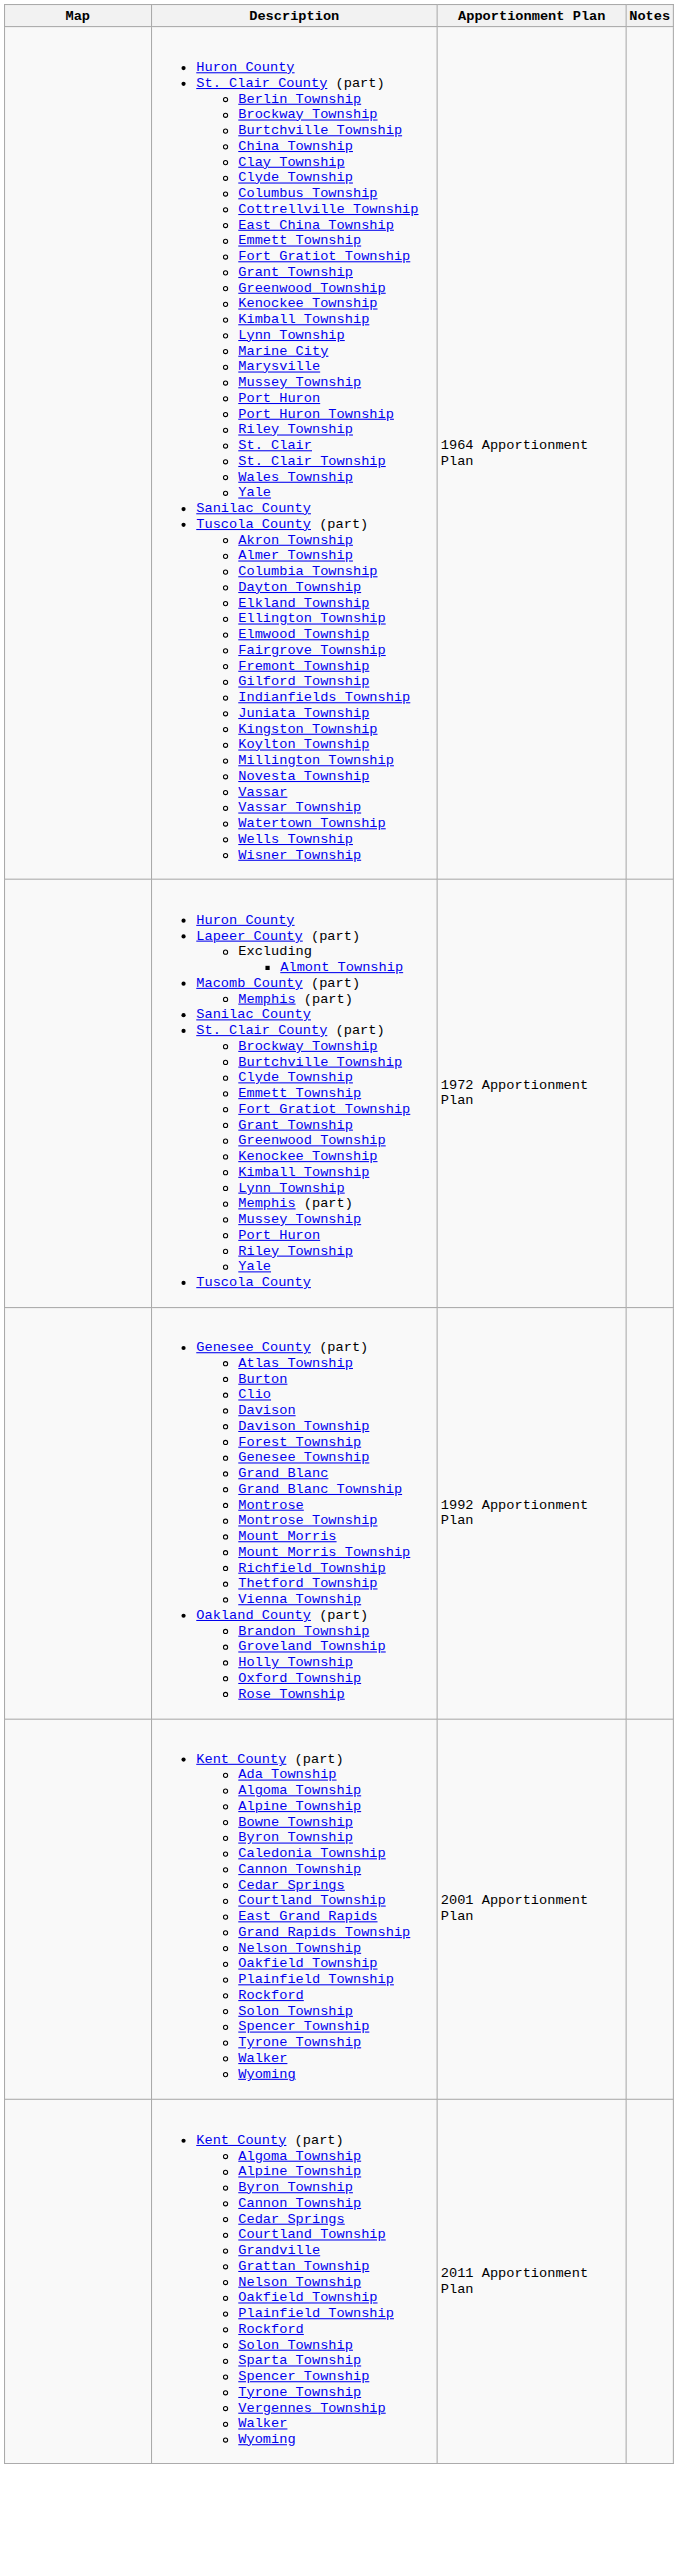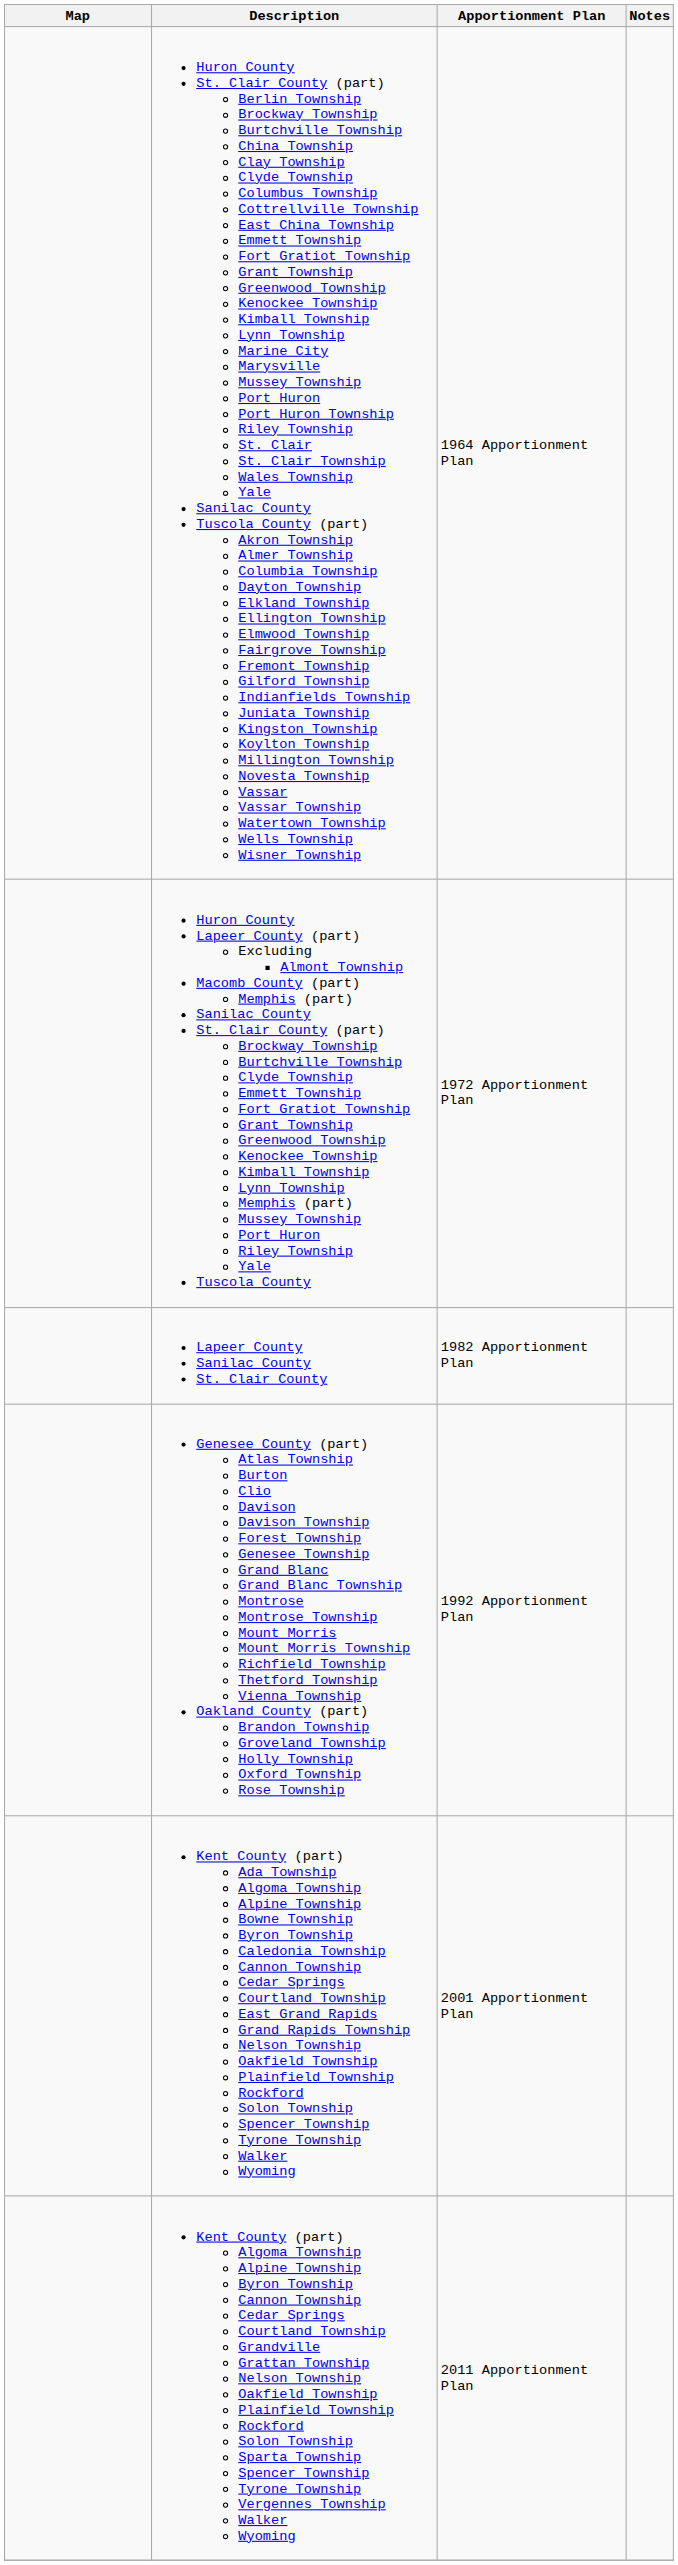+ row: (294, 1363)
